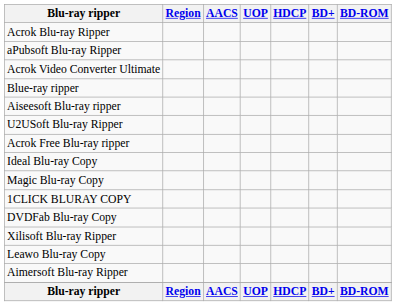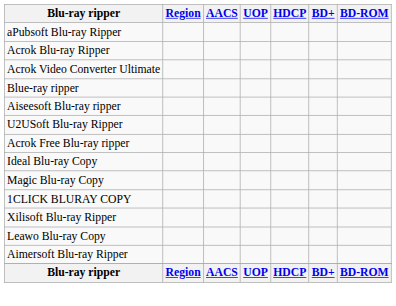rows swapped: (64, 50) <-> (58, 32)
- row: (62, 217)
